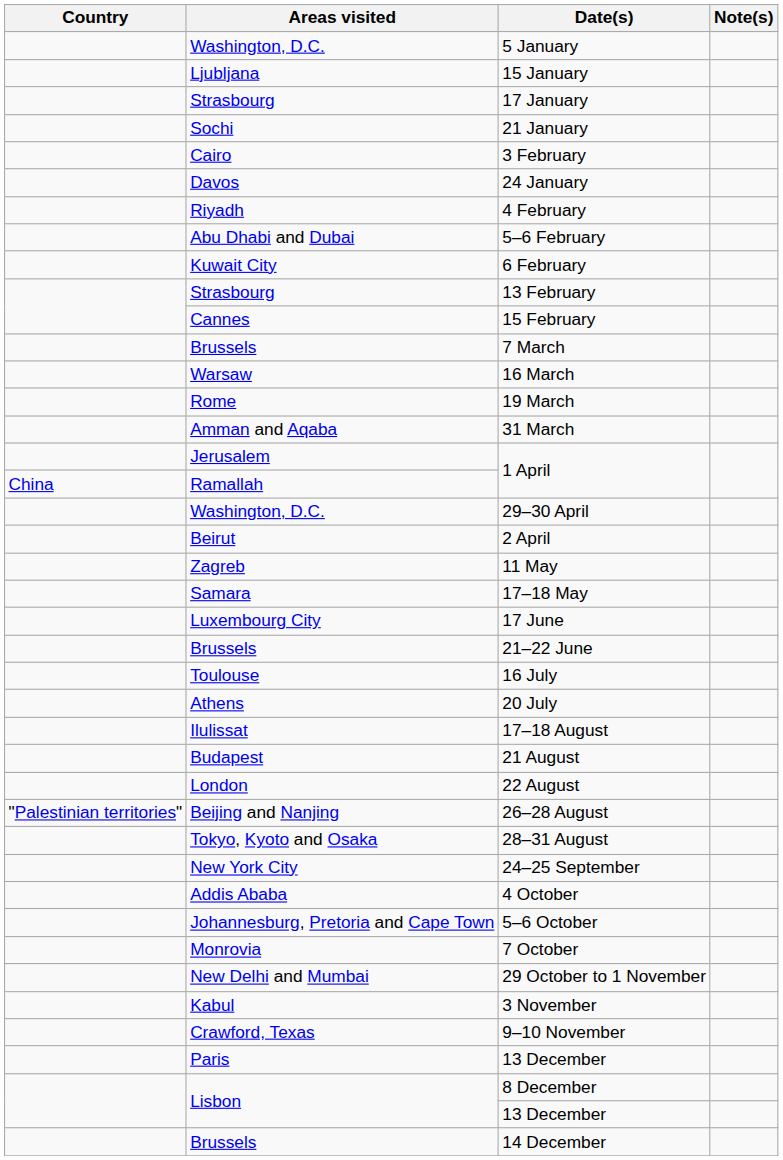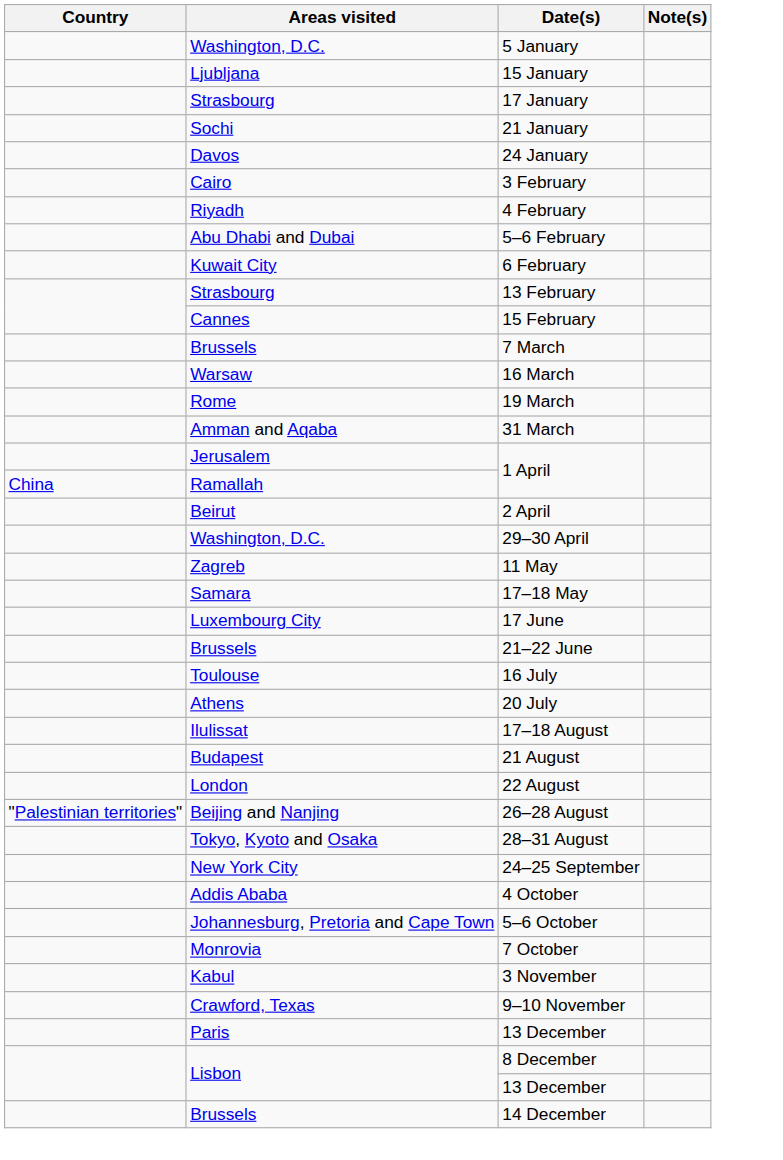rows swapped: (215, 182) <-> (211, 155)
rows swapped: (213, 538) <-> (258, 511)
- row: (279, 977)
